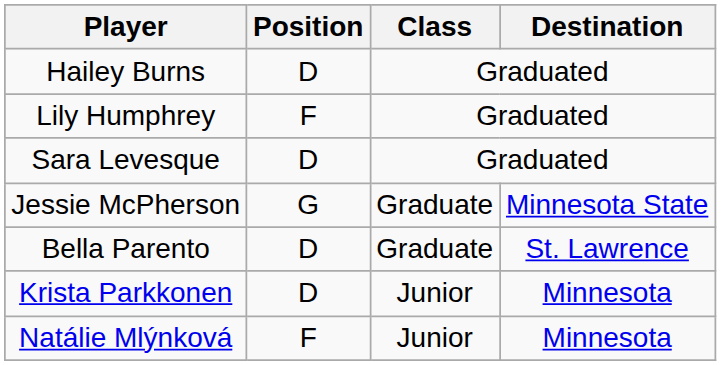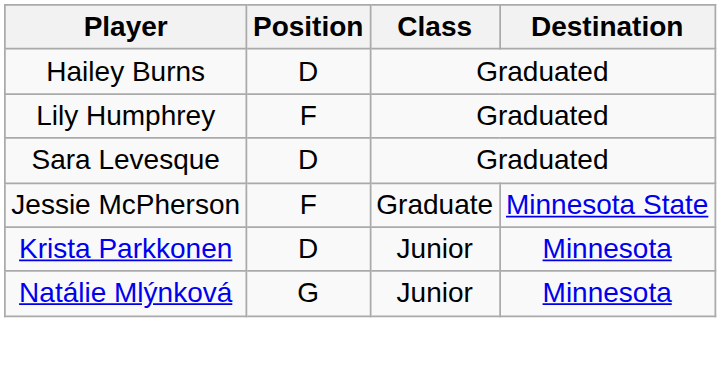(308, 204) G -> (308, 204) F
- row: (126, 248)
(308, 337) F -> (308, 293) G
